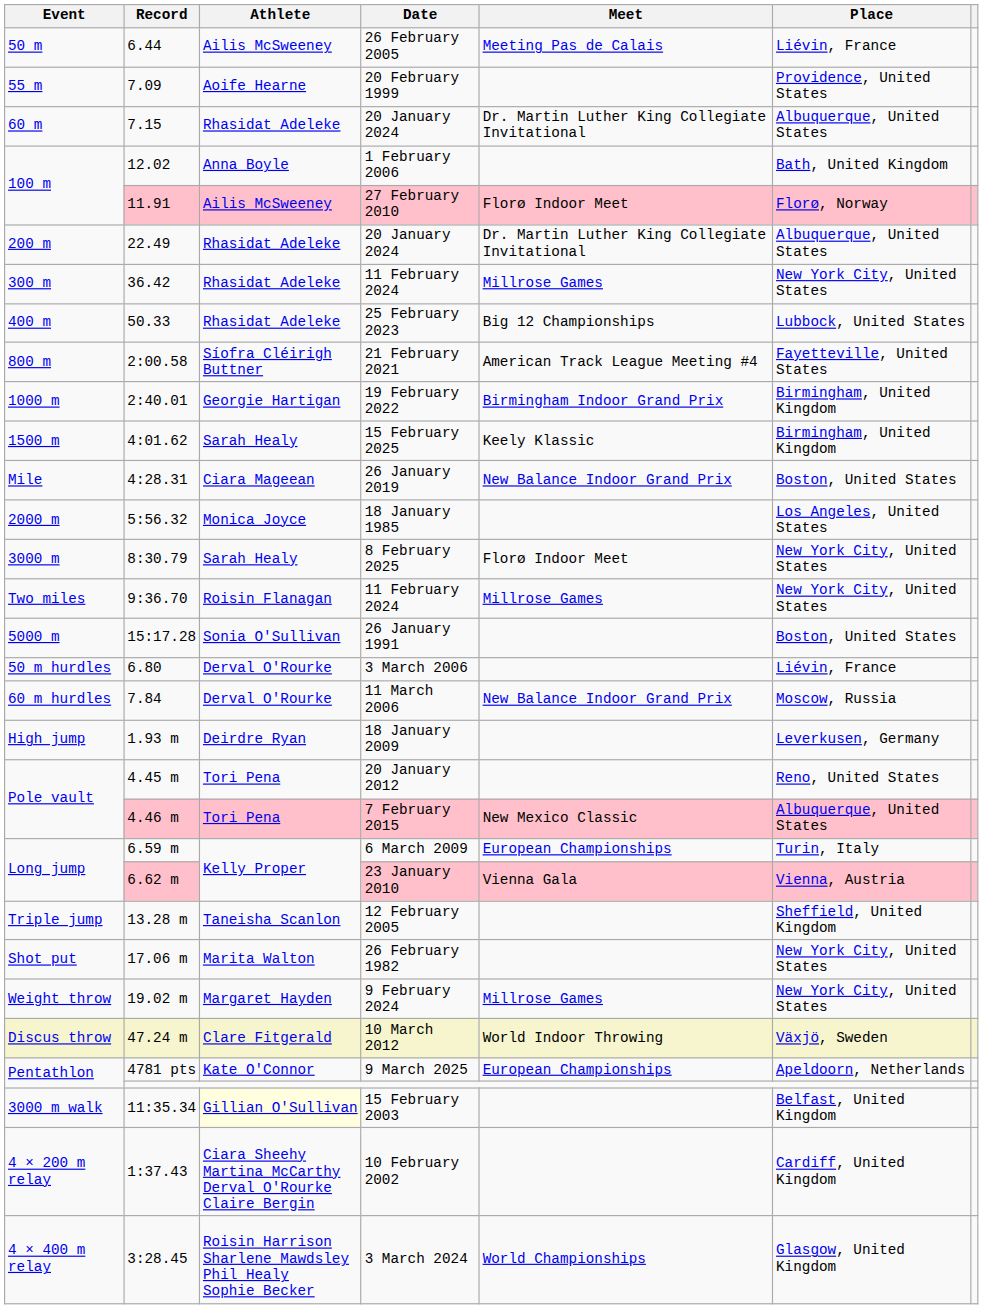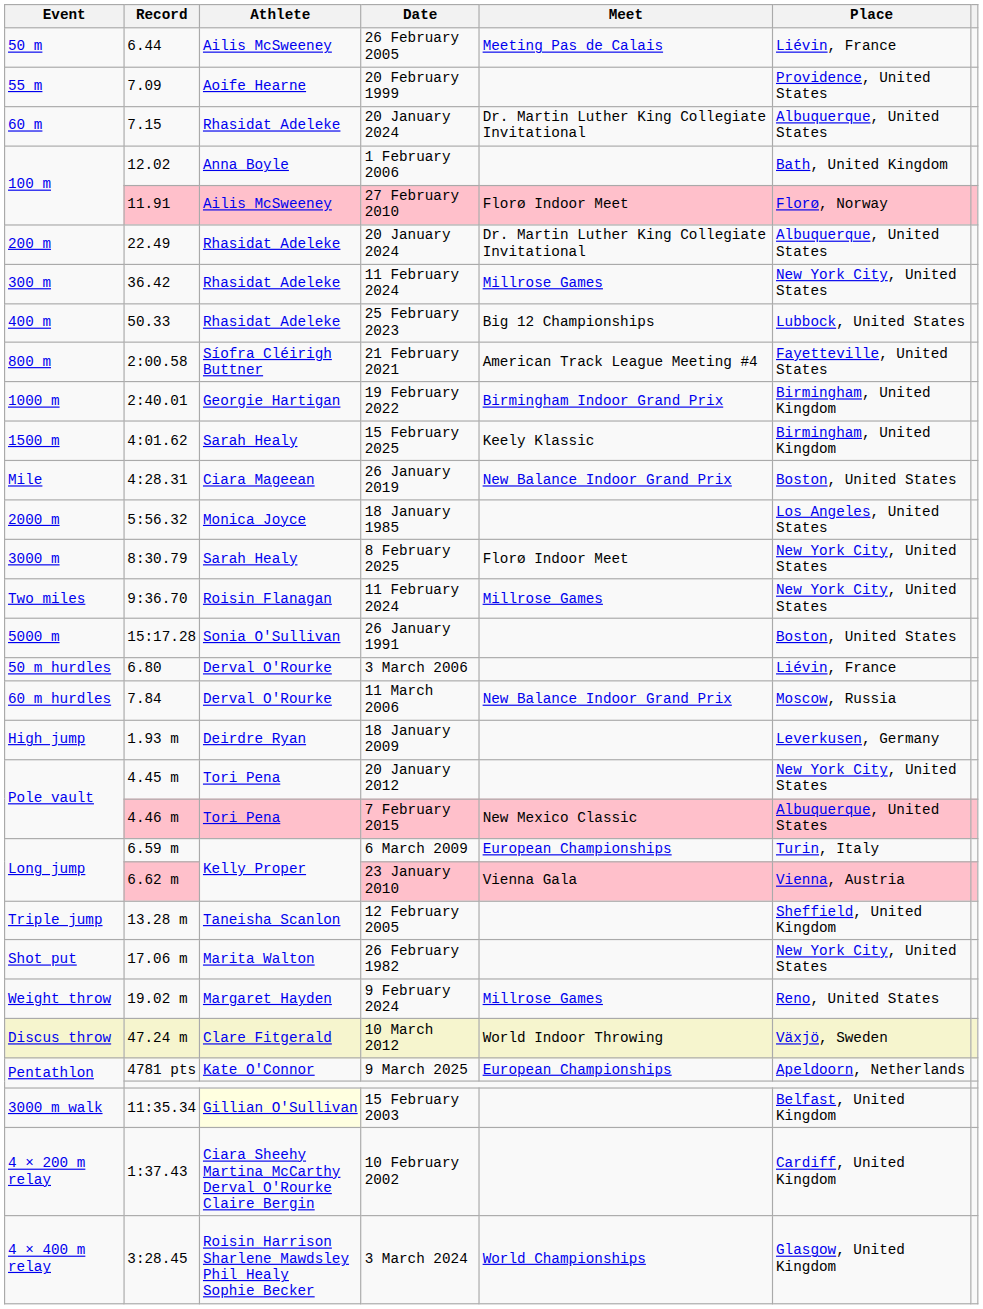(858, 779) Reno, United States -> (866, 779) New York City, United States
(866, 999) New York City, United States -> (858, 999) Reno, United States
